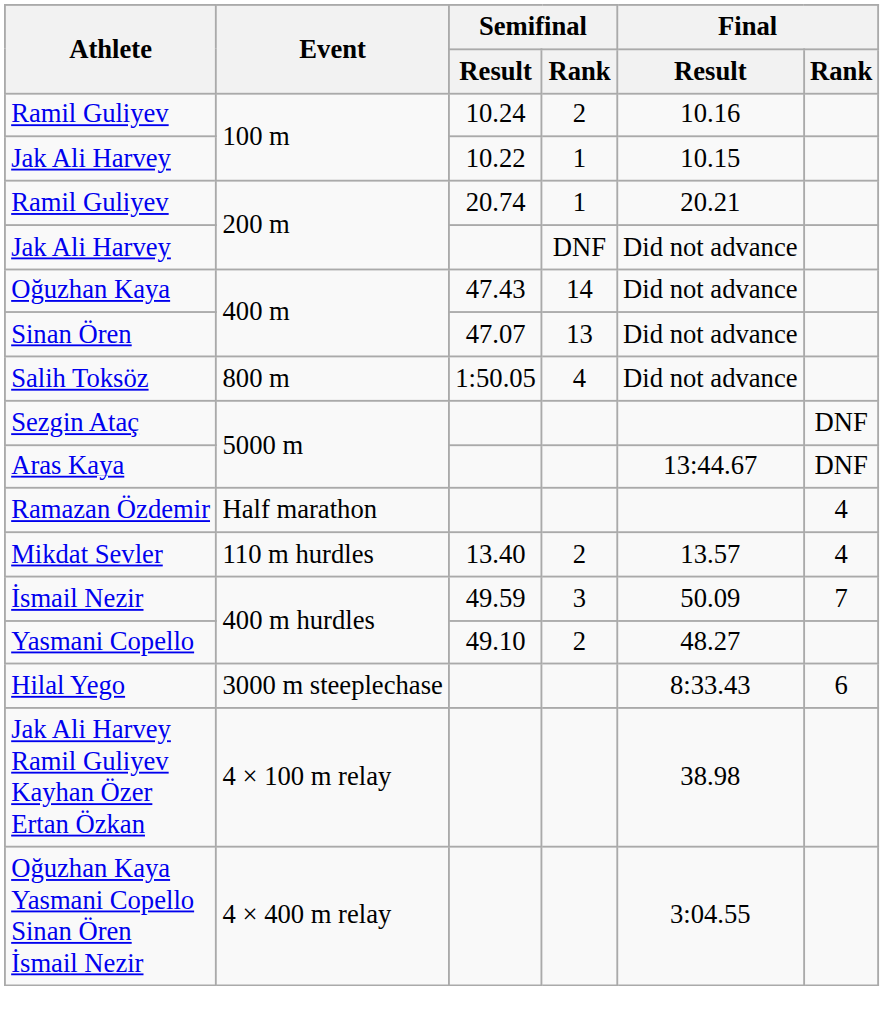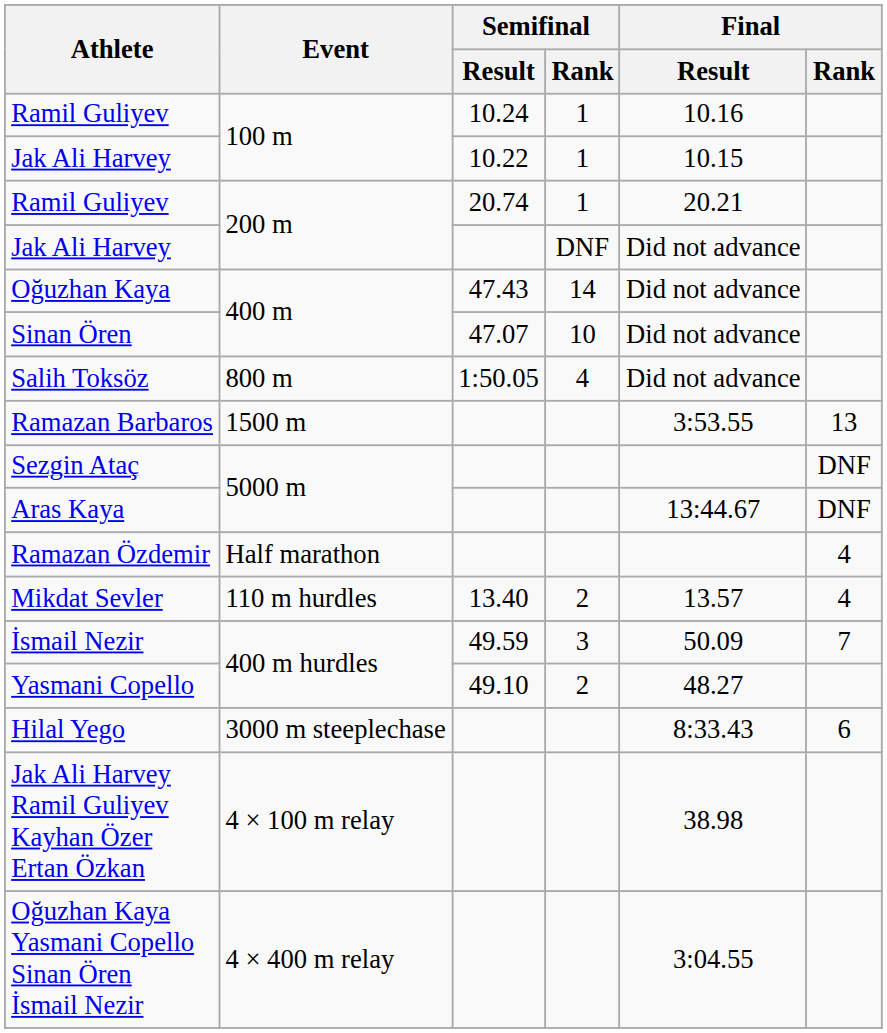(580, 114) 2 -> (582, 114) 1
(580, 334) 13 -> (582, 334) 10
+ row: (112, 422)
